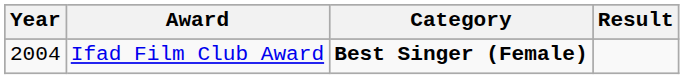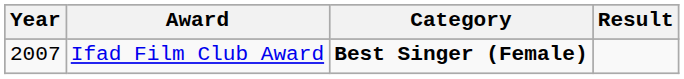(35, 56) 2004 -> (35, 56) 2007
